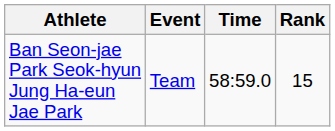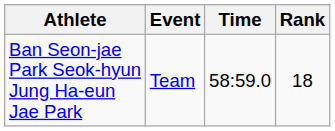(302, 80) 15 -> (302, 80) 18
